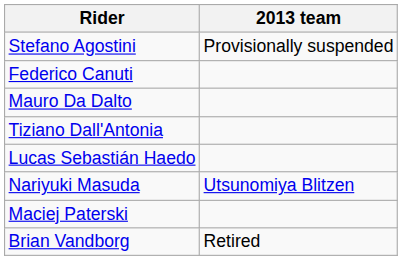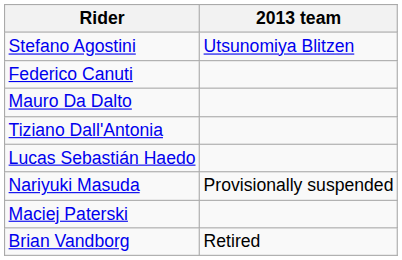(299, 46) Provisionally suspended -> (279, 46) Utsunomiya Blitzen
(279, 185) Utsunomiya Blitzen -> (299, 185) Provisionally suspended
